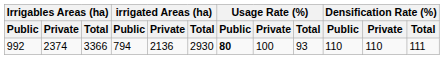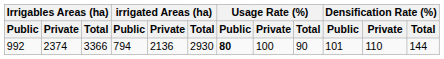(302, 46) 93 -> (302, 46) 90
(334, 46) 110 -> (334, 46) 101
(417, 46) 111 -> (418, 46) 144
